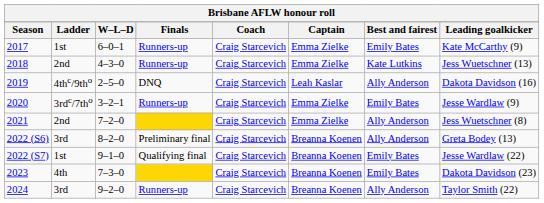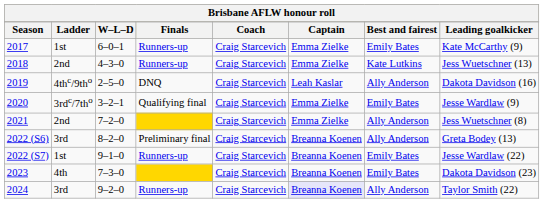(163, 102) Runners-up -> (172, 102) Qualifying final
(172, 155) Qualifying final -> (163, 155) Runners-up
(327, 190) no background -> (327, 190) lavender background
